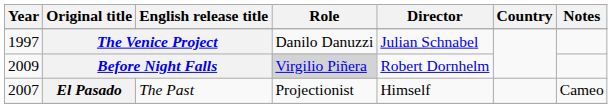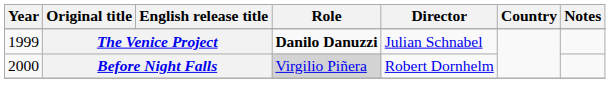(24, 41) 1997 -> (24, 41) 1999
(324, 41) normal -> (326, 41) bold
(24, 66) 2009 -> (24, 66) 2000
- row: (89, 90)
